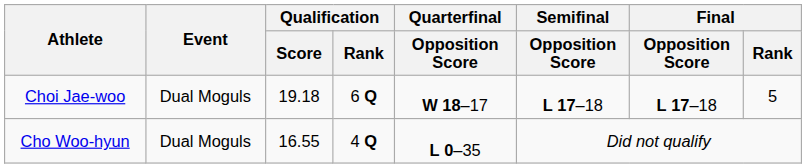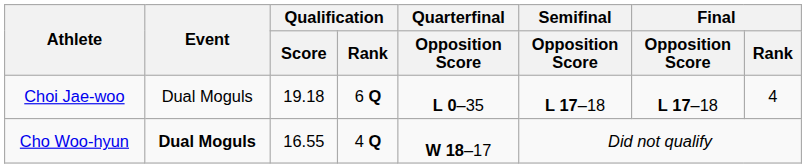(455, 106) W 18–17 -> (458, 106) L 0–35
(773, 97) 5 -> (773, 97) 4
(205, 141) normal -> (207, 141) bold
(455, 150) L 0–35 -> (458, 150) W 18–17
